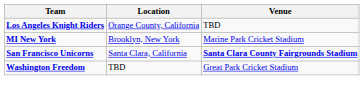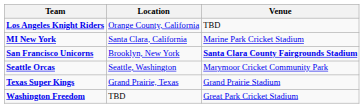(144, 39) Brooklyn, New York -> (148, 39) Santa Clara, California
(148, 53) Santa Clara, California -> (144, 53) Brooklyn, New York
+ row: (31, 67)
+ row: (40, 81)
